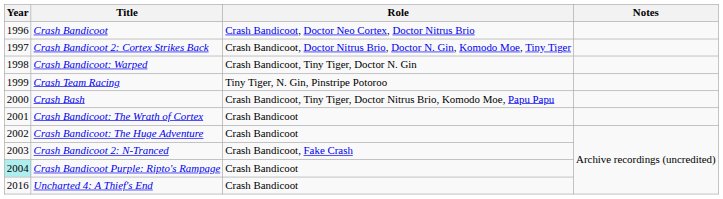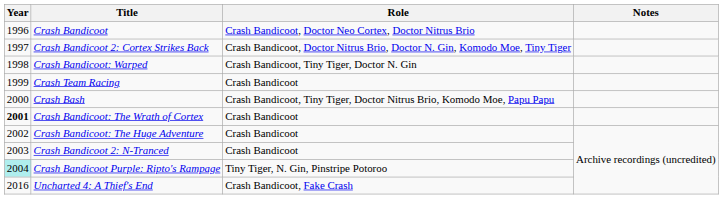(306, 82) Tiny Tiger, N. Gin, Pinstripe Potoroo -> (262, 82) Crash Bandicoot
(18, 116) normal -> (18, 116) bold
(289, 151) Crash Bandicoot, Fake Crash -> (262, 151) Crash Bandicoot
(262, 168) Crash Bandicoot -> (306, 168) Tiny Tiger, N. Gin, Pinstripe Potoroo
(262, 185) Crash Bandicoot -> (289, 185) Crash Bandicoot, Fake Crash
